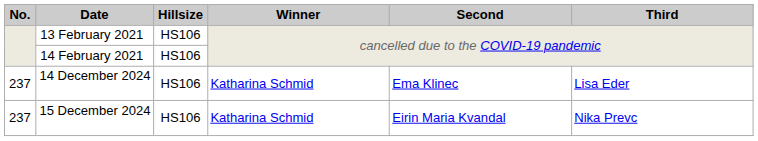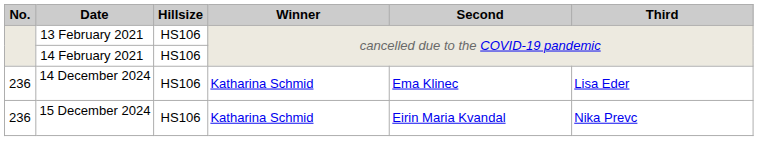(20, 83) 237 -> (20, 83) 236
(20, 118) 237 -> (20, 118) 236
